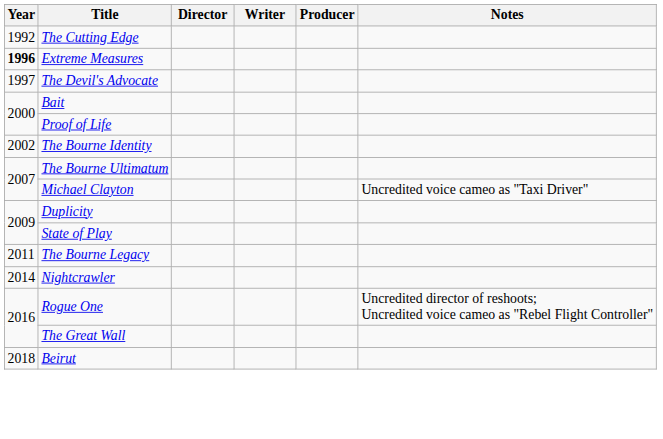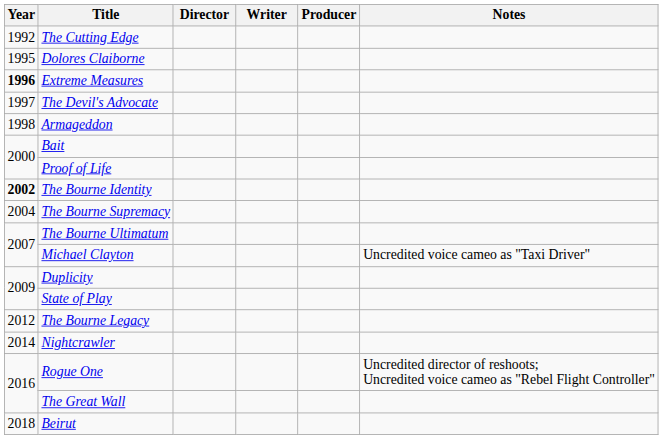+ row: (93, 59)
+ row: (77, 124)
(21, 146) normal -> (21, 189) bold
+ row: (106, 211)
(21, 255) 2011 -> (21, 320) 2012
